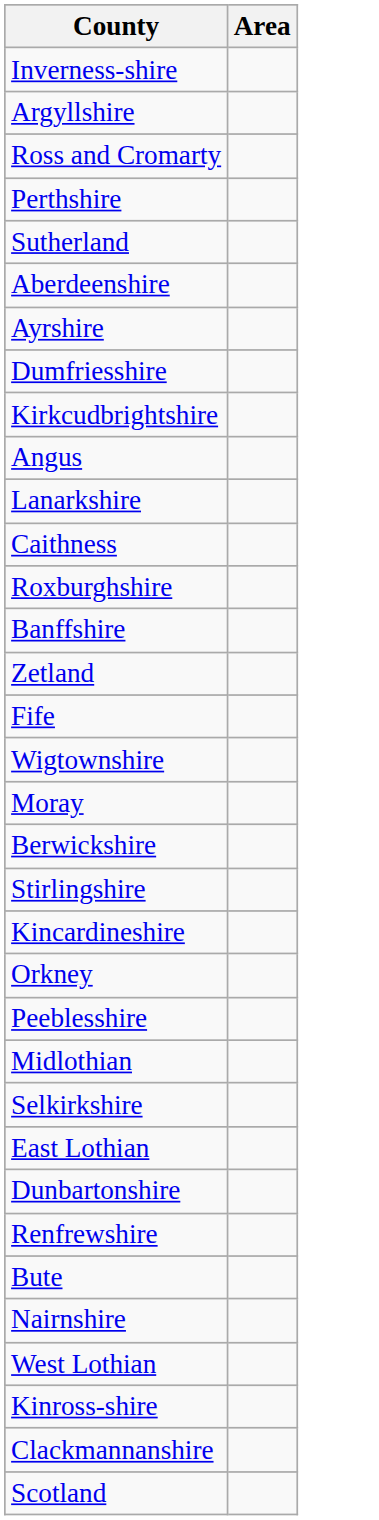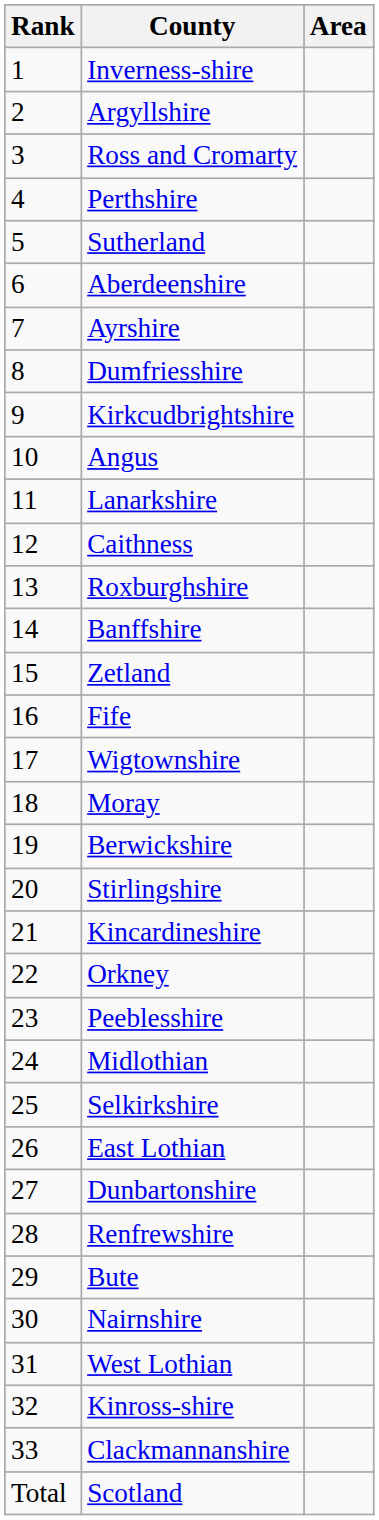+ column: (43, 26)
